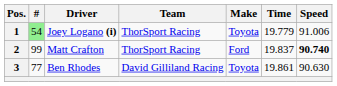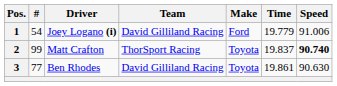(37, 31) lightgreen background -> (37, 31) no background
(161, 31) ThorSport Racing -> (172, 31) David Gilliland Racing
(244, 31) Toyota -> (239, 31) Ford
(239, 49) Ford -> (244, 49) Toyota
